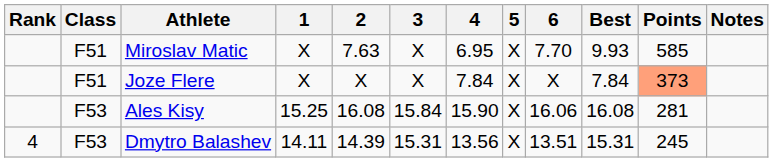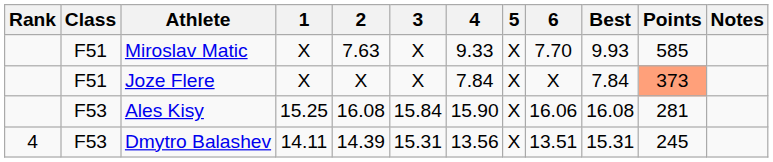(475, 50) 6.95 -> (475, 50) 9.33
